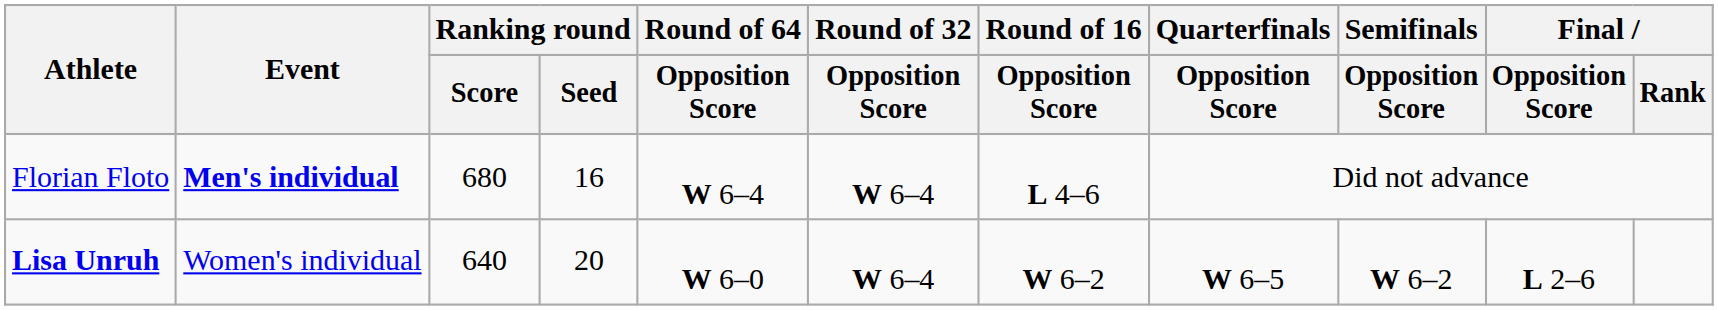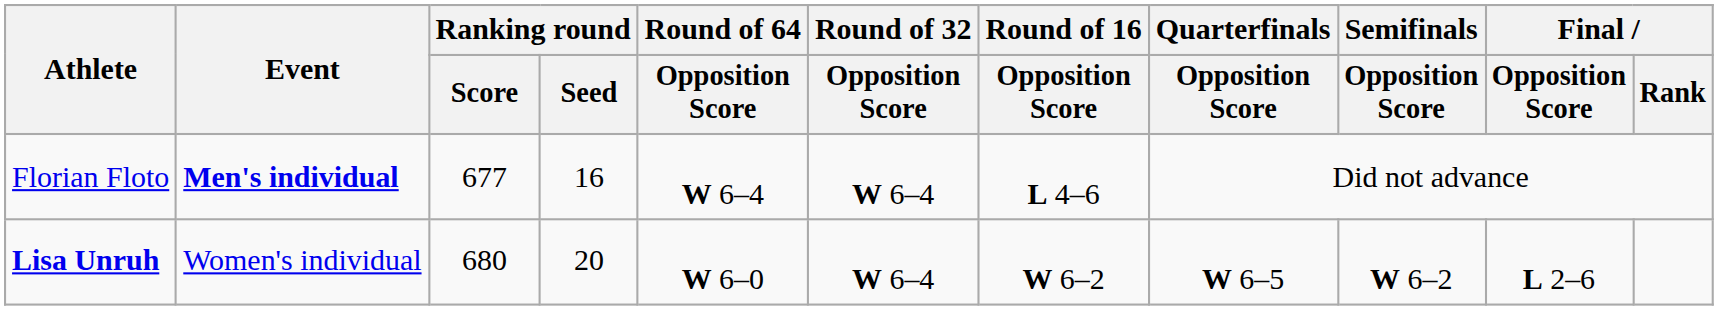(484, 176) 680 -> (484, 176) 677
(484, 261) 640 -> (484, 261) 680
